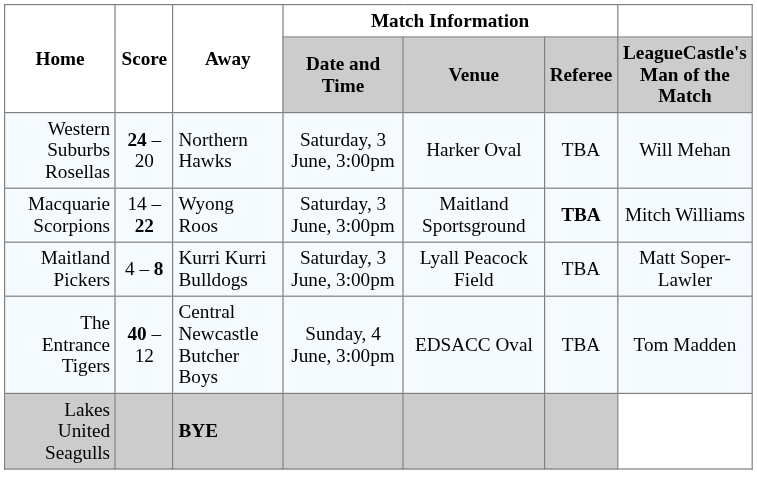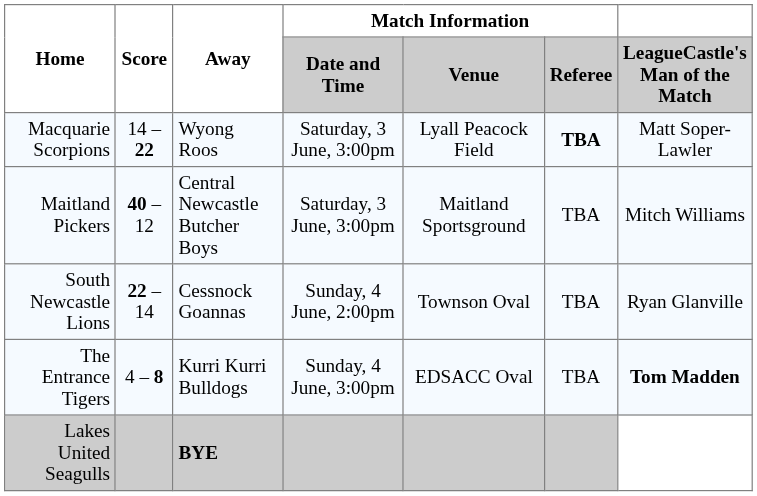- row: (78, 150)
(474, 215) Maitland Sportsground -> (474, 139) Lyall Peacock Field
(685, 215) Mitch Williams -> (685, 139) Matt Soper-Lawler
(144, 269) 4 – 8 -> (144, 215) 40 – 12
(222, 269) Kurri Kurri Bulldogs -> (218, 215) Central Newcastle Butcher Boys
(474, 269) Lyall Peacock Field -> (474, 215) Maitland Sportsground
(685, 269) Matt Soper-Lawler -> (685, 215) Mitch Williams
+ row: (70, 301)
(144, 344) 40 – 12 -> (144, 377) 4 – 8
(218, 344) Central Newcastle Butcher Boys -> (222, 377) Kurri Kurri Bulldogs
(685, 344) normal -> (685, 377) bold
